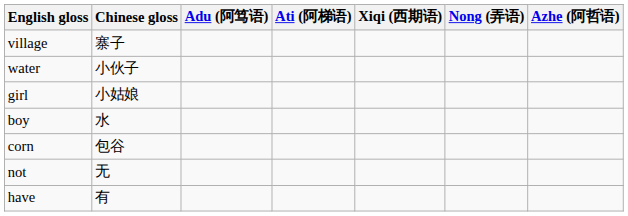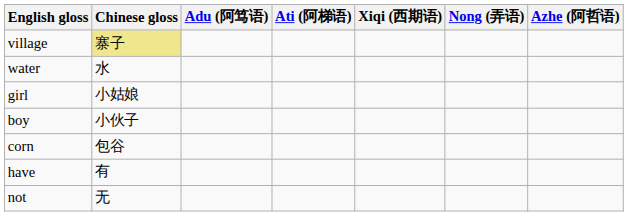(110, 42) no background -> (110, 42) khaki background
(117, 68) 小伙子 -> (102, 68) 水
(102, 120) 水 -> (117, 120) 小伙子
rows swapped: (22, 198) <-> (17, 172)
